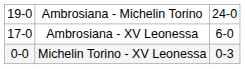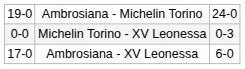rows swapped: (122, 53) <-> (122, 34)
